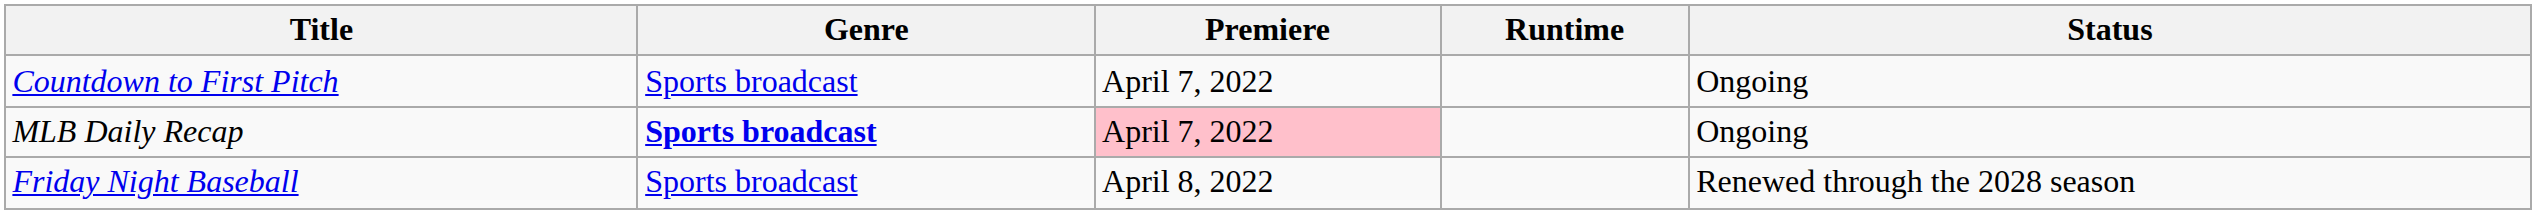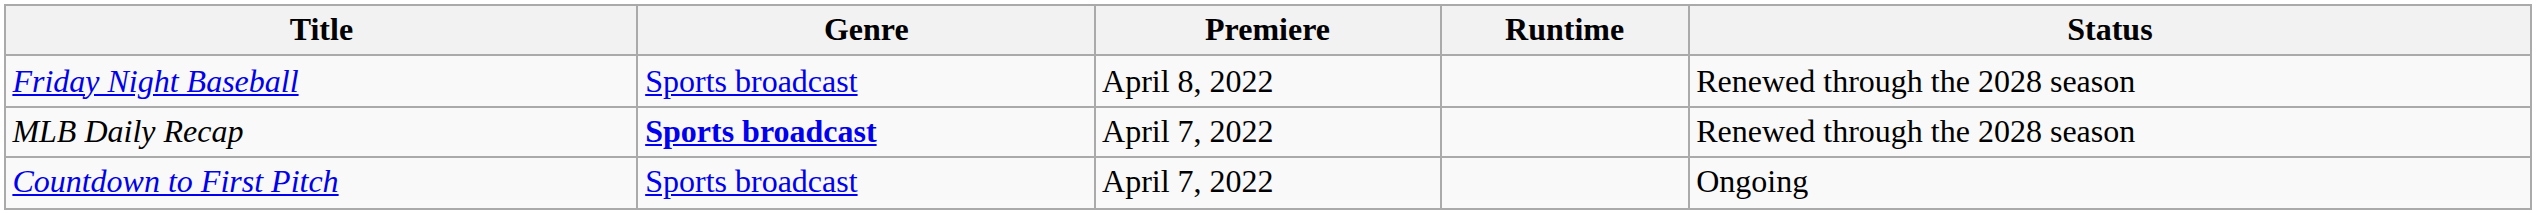rows swapped: (176, 80) <-> (155, 182)
(1188, 131) pink background -> (1188, 131) no background
(1752, 131) Ongoing -> (1916, 131) Renewed through the 2028 season
